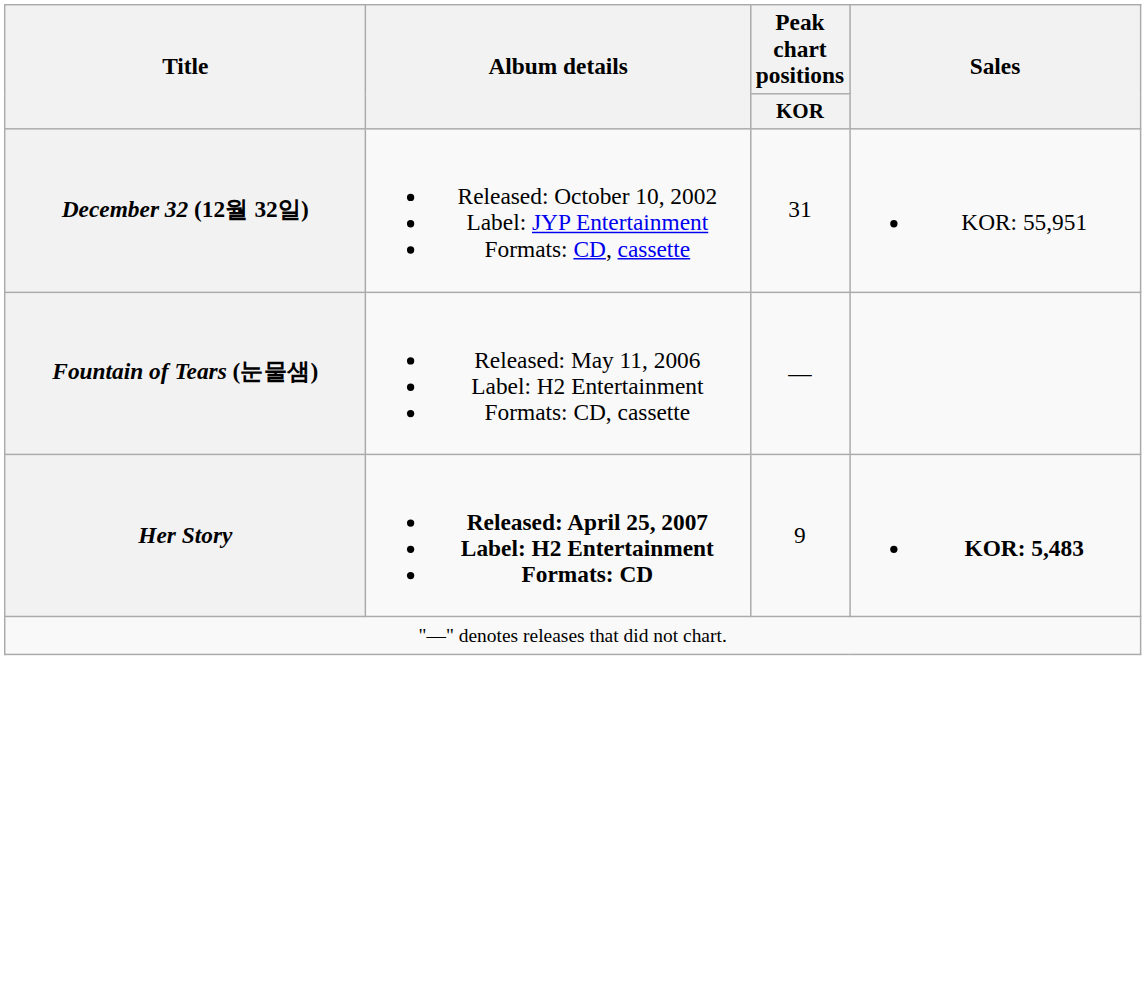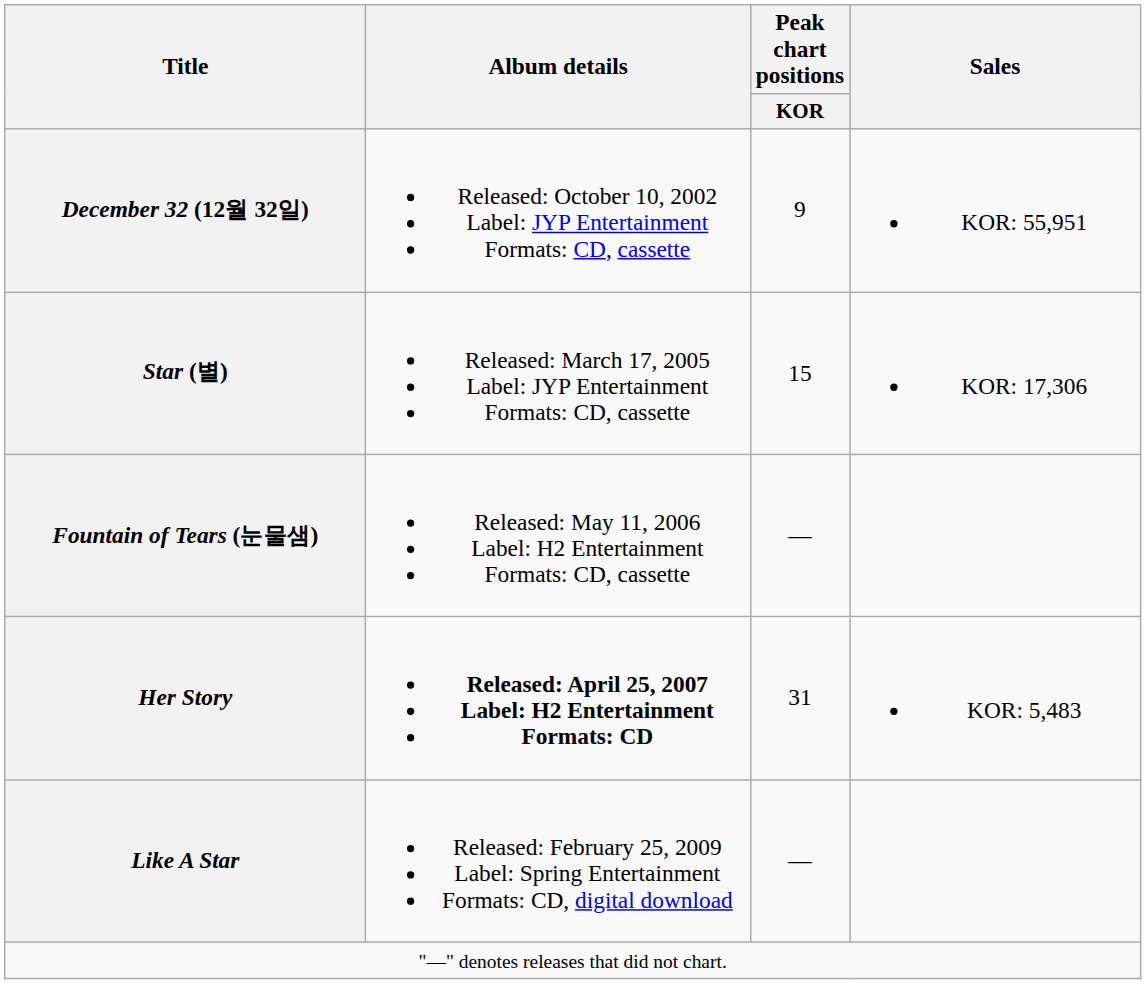(800, 210) 31 -> (800, 210) 9
+ row: (185, 371)
(800, 535) 9 -> (800, 697) 31
(995, 549) bold -> (995, 711) normal
+ row: (185, 860)
